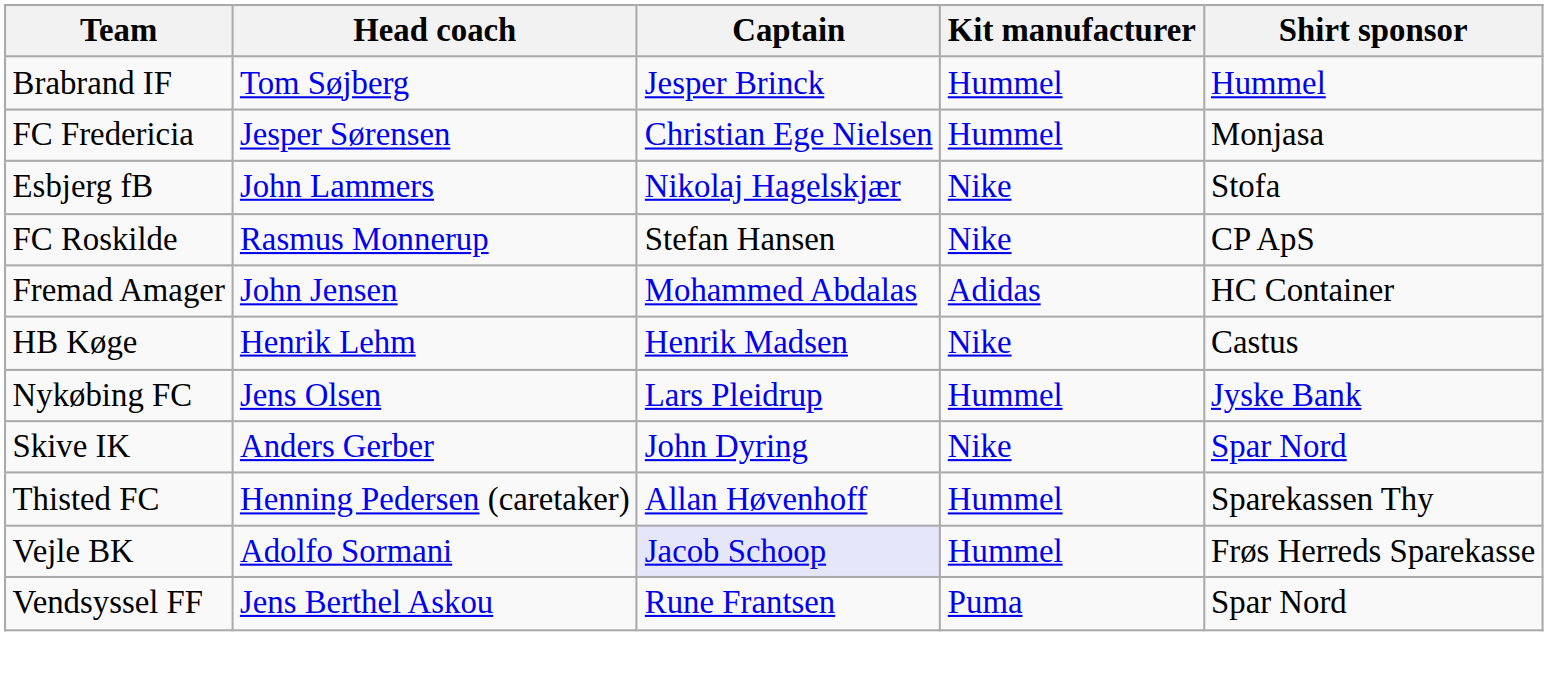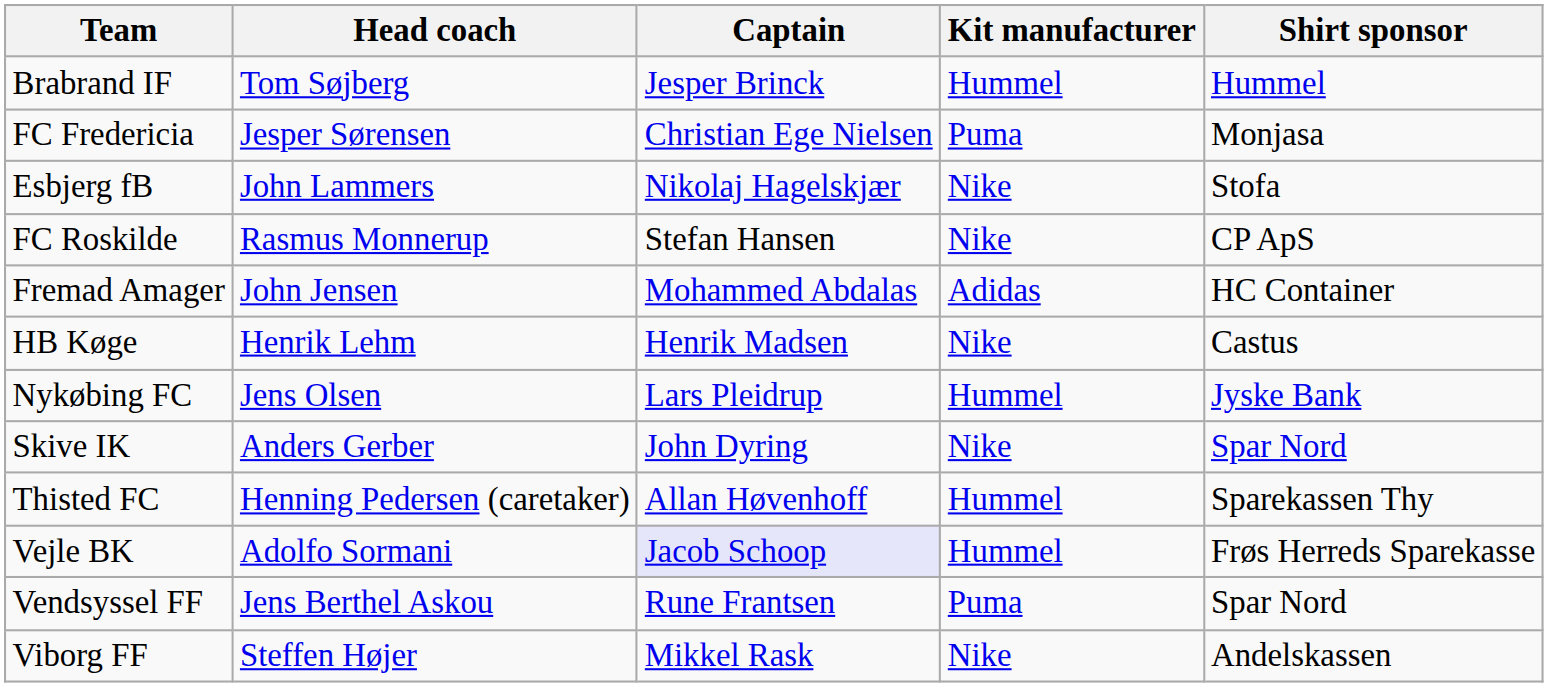(1005, 134) Hummel -> (985, 134) Puma
+ row: (80, 654)
